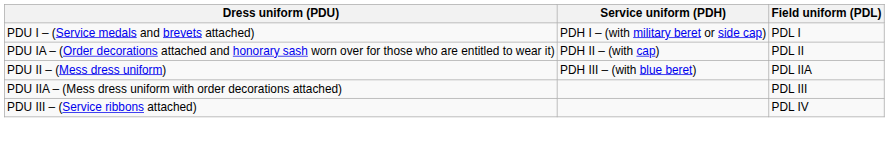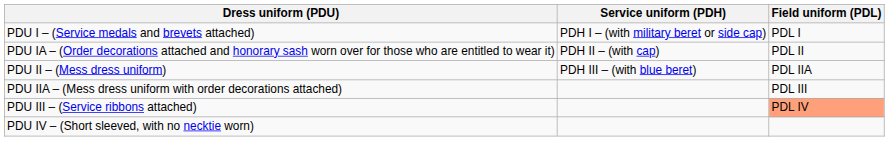(790, 107) no background -> (790, 107) lightsalmon background
+ row: (130, 126)
